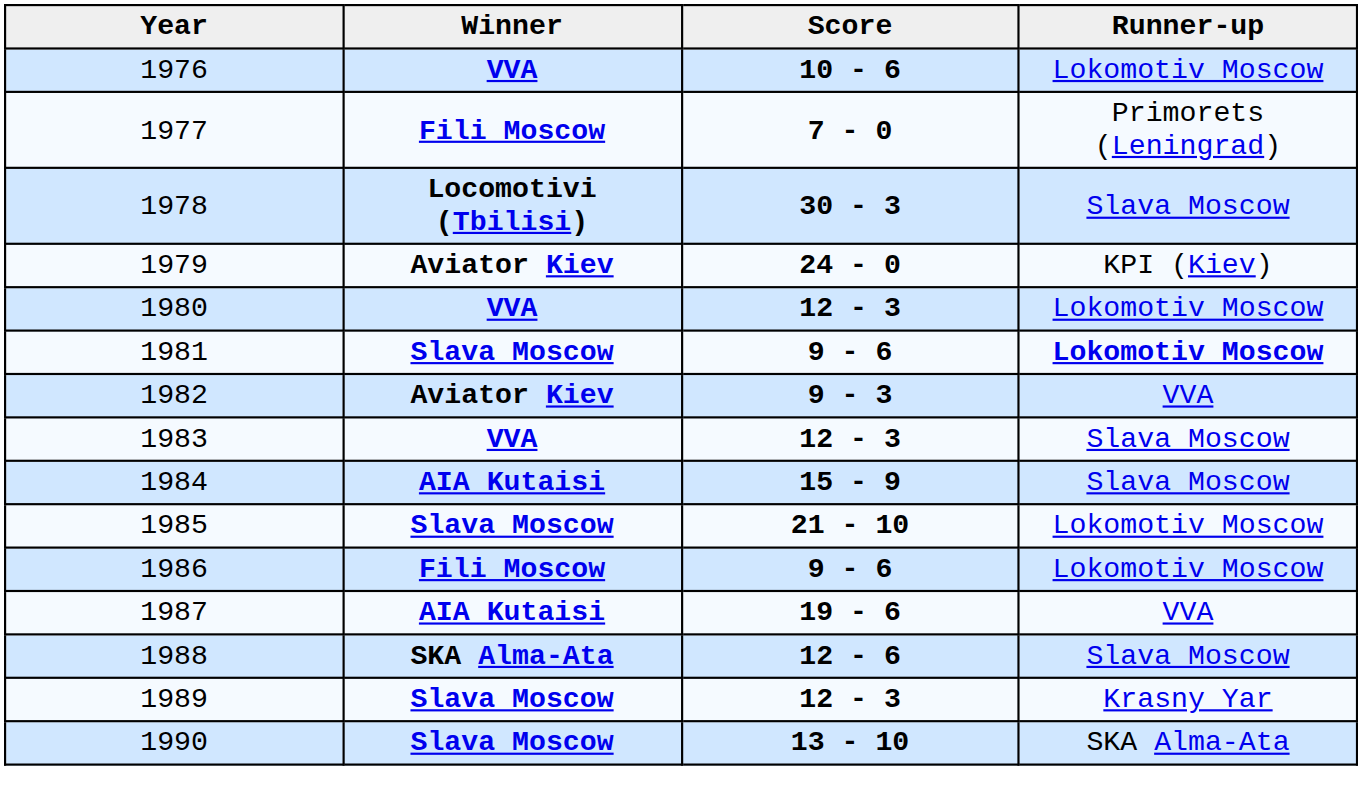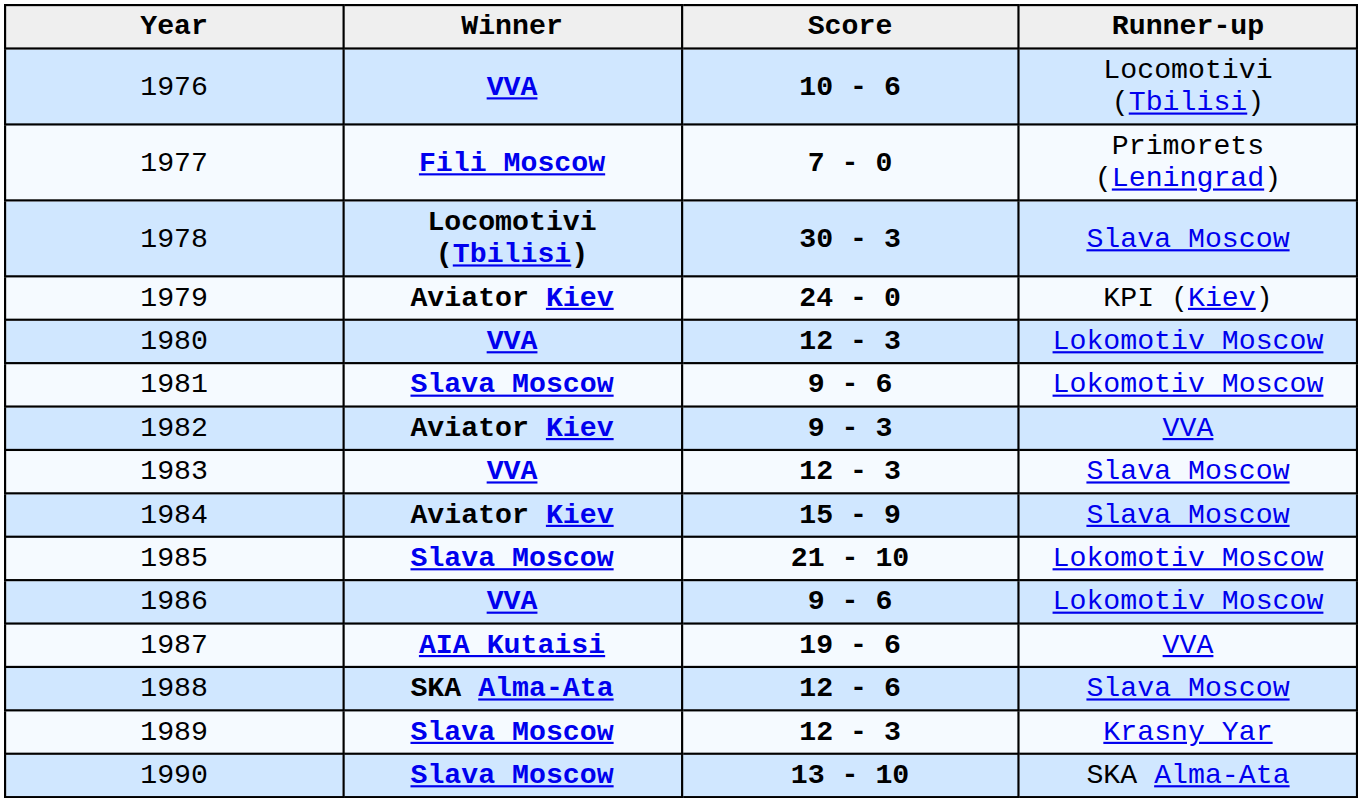(1188, 70) Lokomotiv Moscow -> (1188, 86) Locomotivi (Tbilisi)
(1188, 352) bold -> (1188, 385) normal
(512, 482) AIA Kutaisi -> (512, 515) Aviator Kiev
(512, 569) Fili Moscow -> (512, 602) VVA
